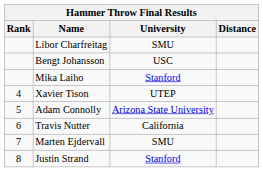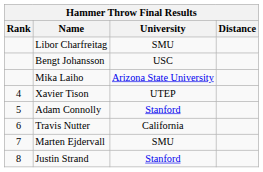(163, 77) Stanford -> (163, 77) Arizona State University
(163, 110) Arizona State University -> (163, 110) Stanford
